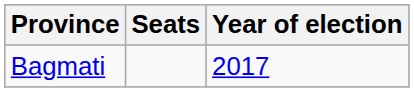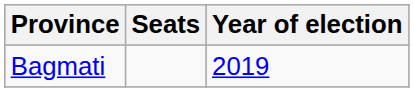(241, 65) 2017 -> (241, 65) 2019
